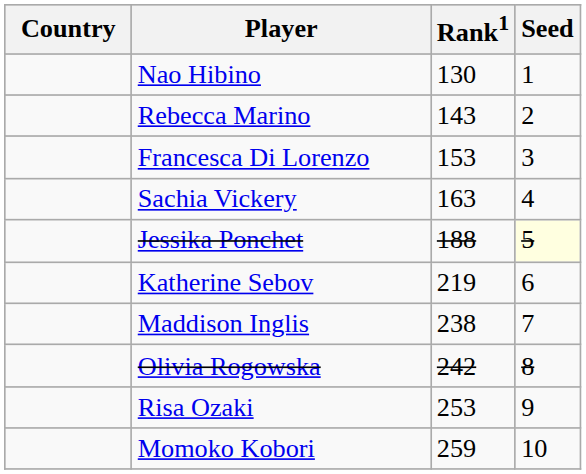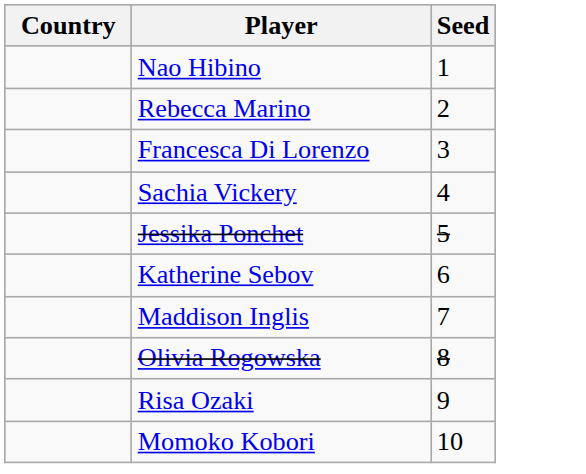- column: (473, 28)
(528, 240) lightyellow background -> (443, 233) no background
